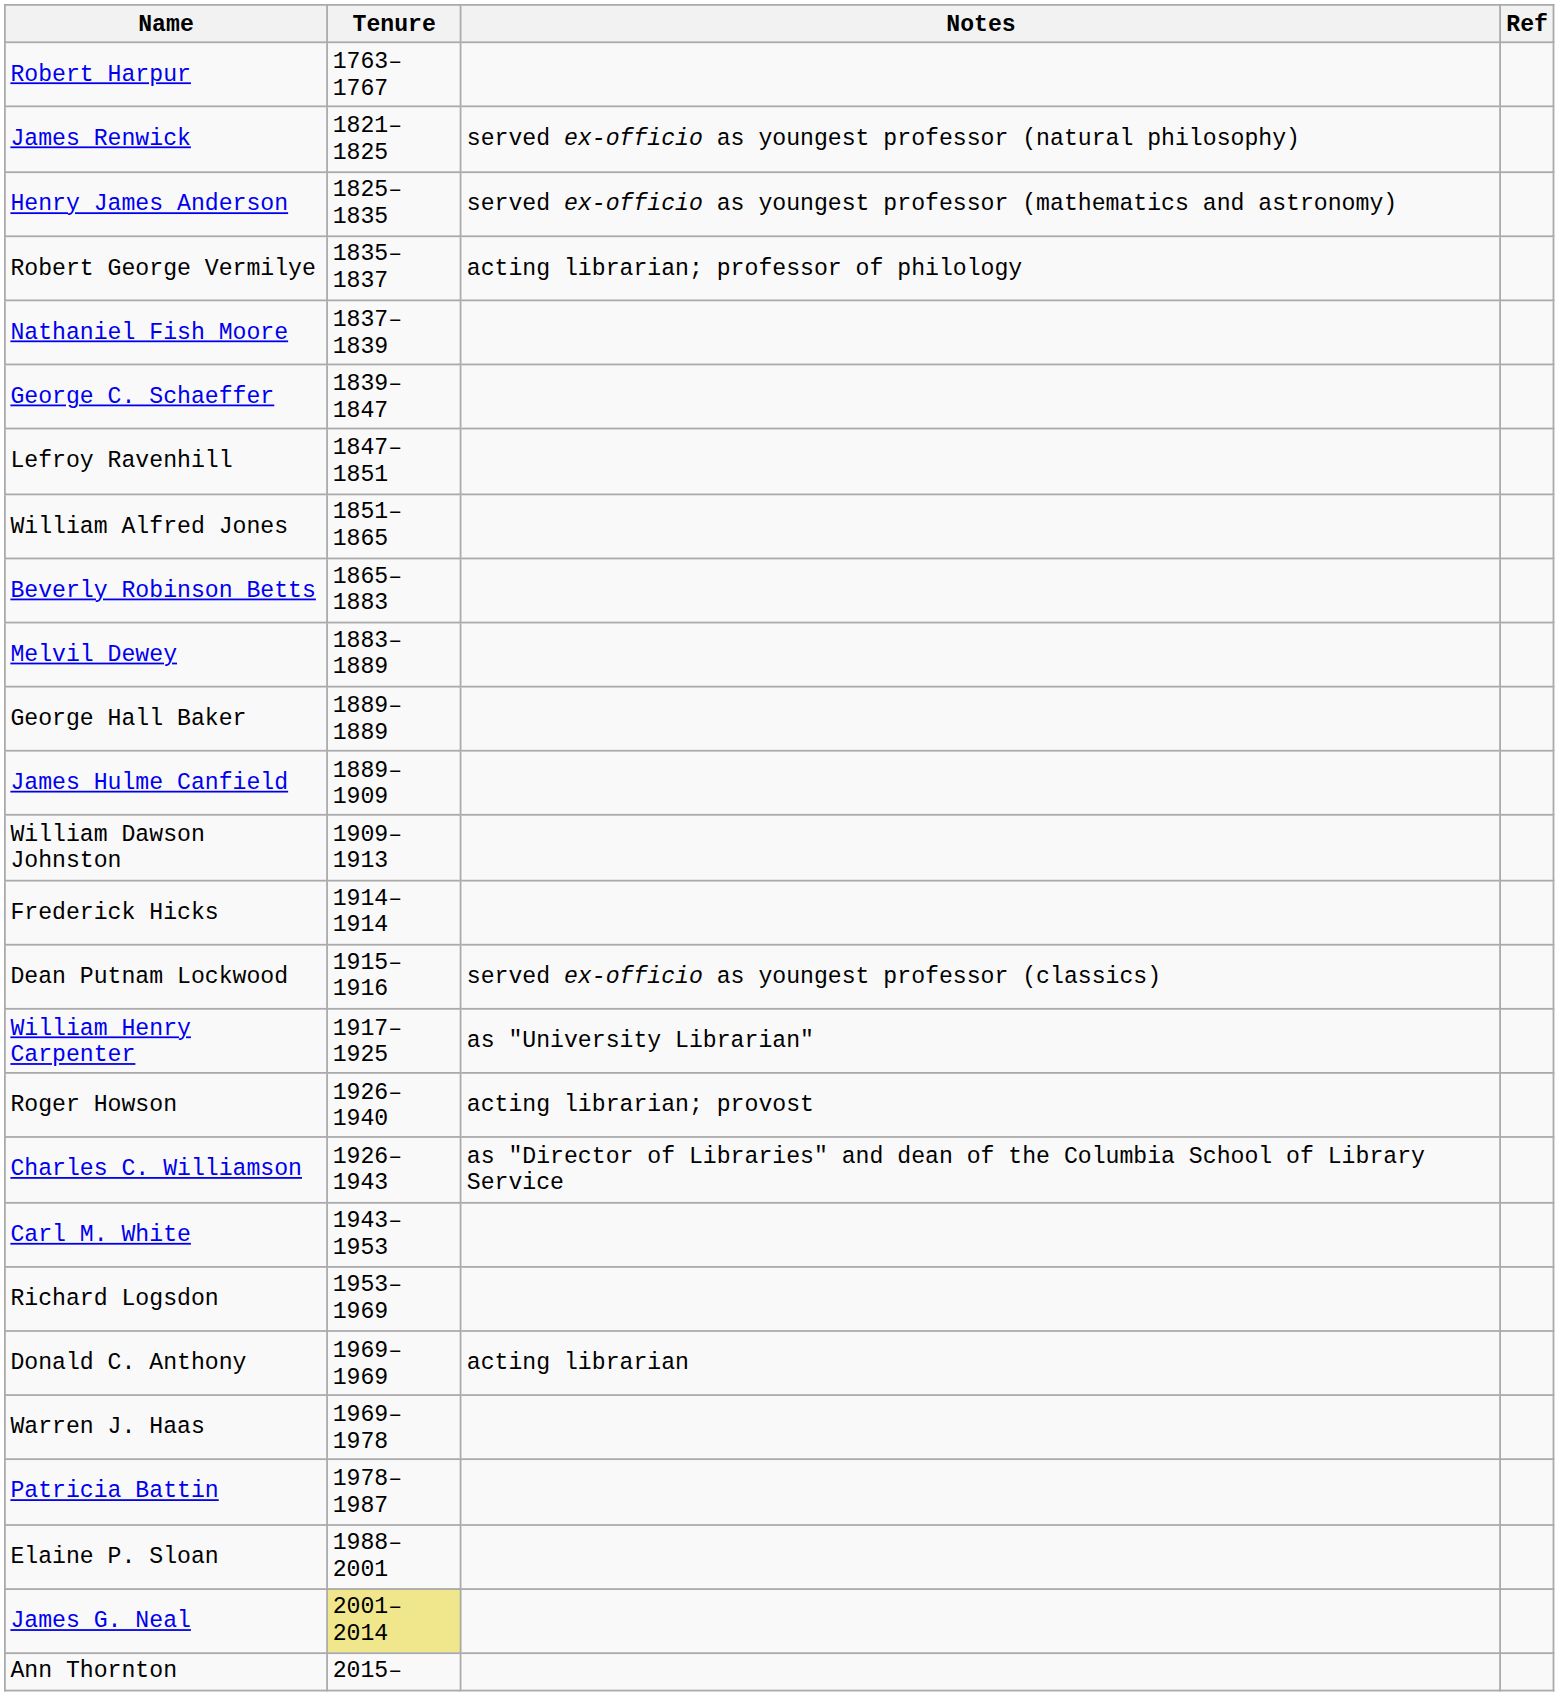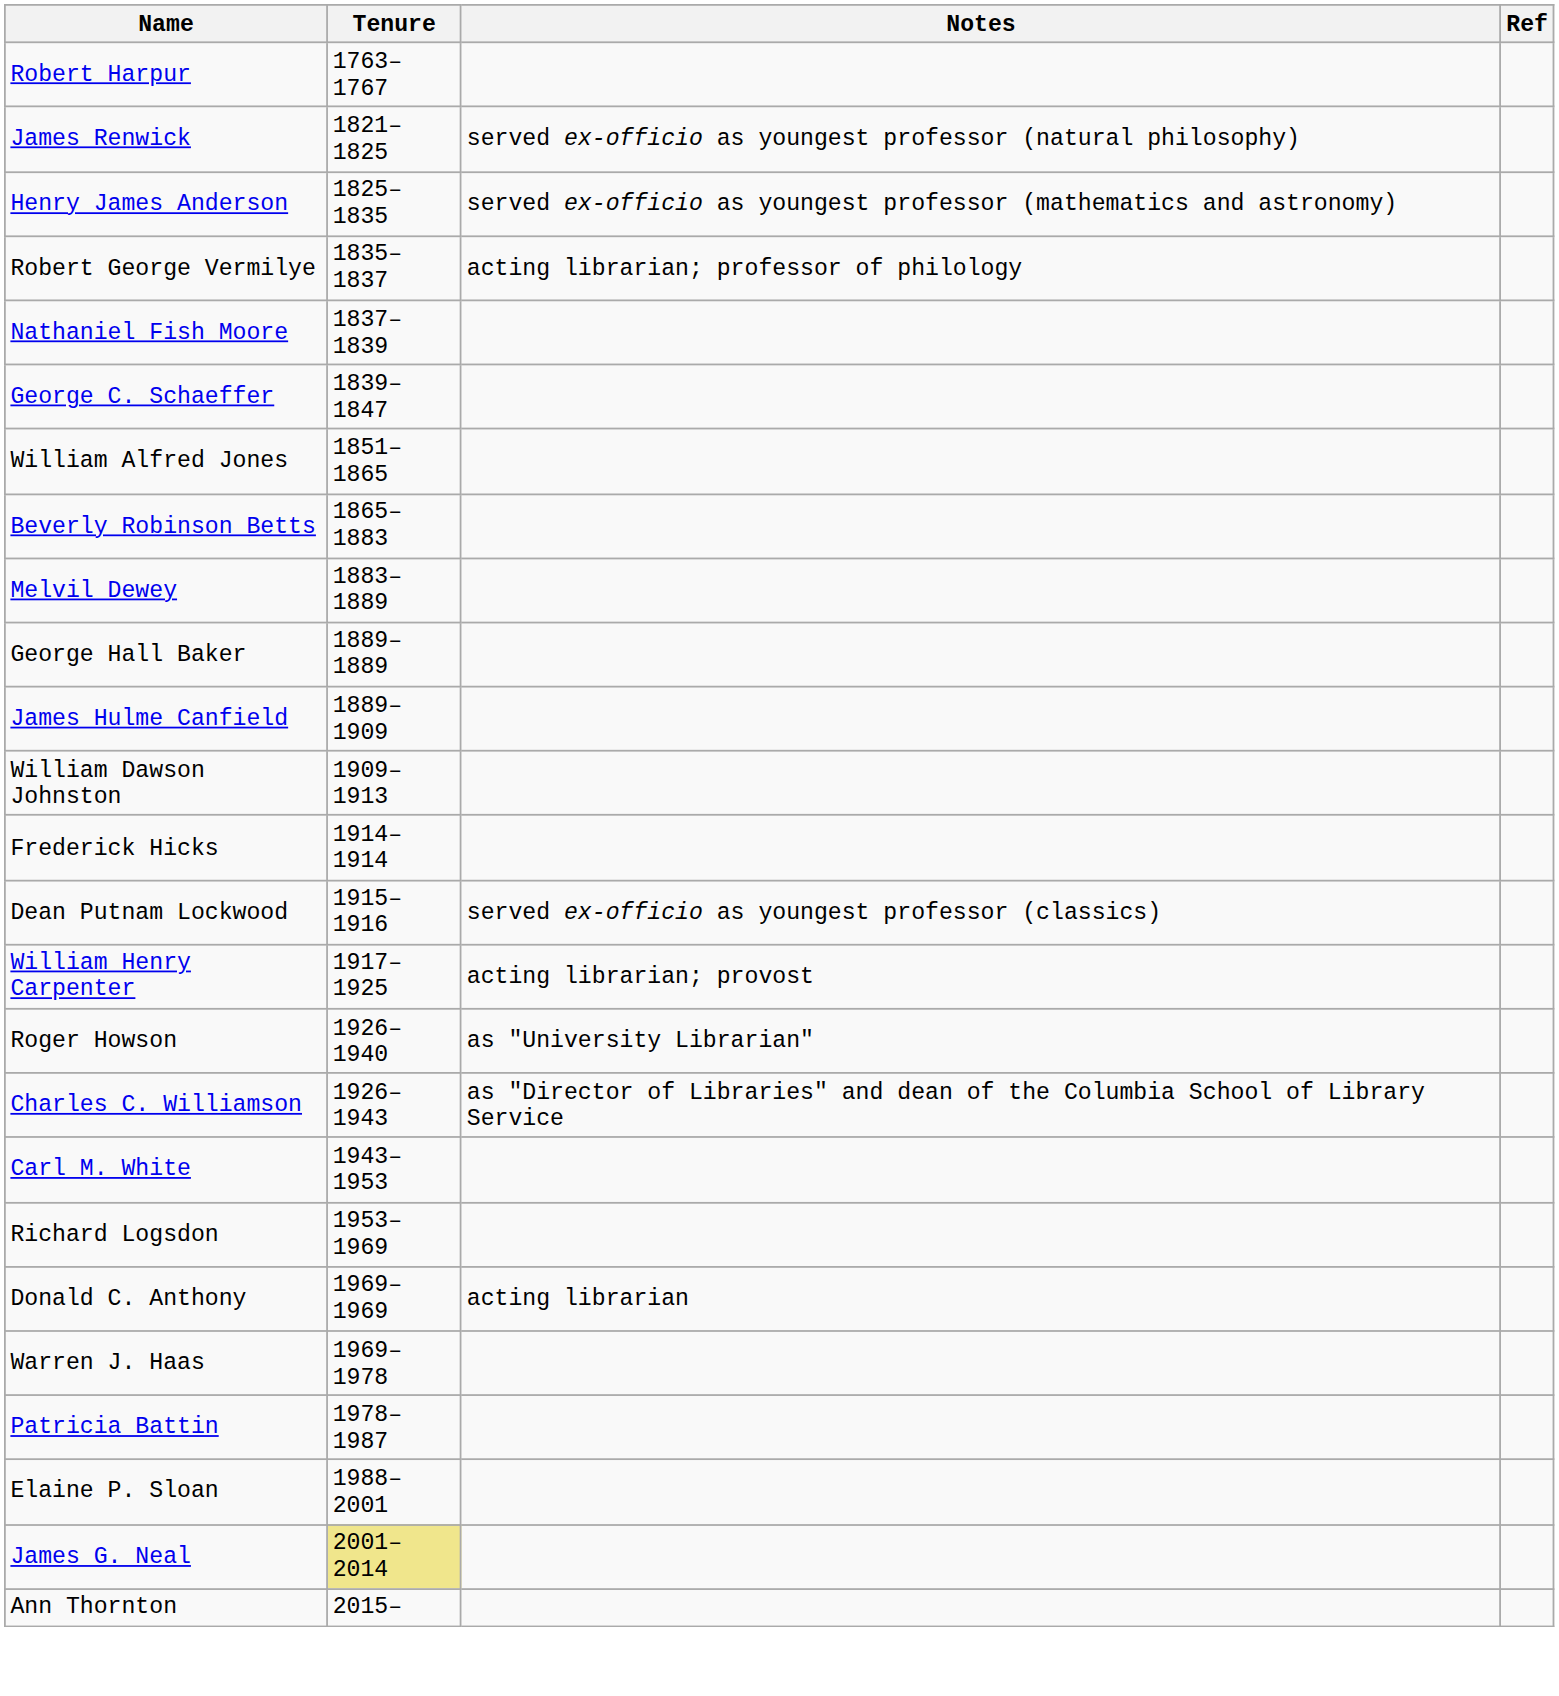- row: (121, 461)
(640, 1041) as "University Librarian" -> (640, 977) acting librarian; provost
(640, 1105) acting librarian; provost -> (640, 1041) as "University Librarian"
